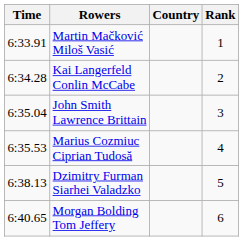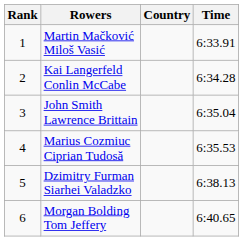columns swapped: (220, 14) <-> (27, 14)
